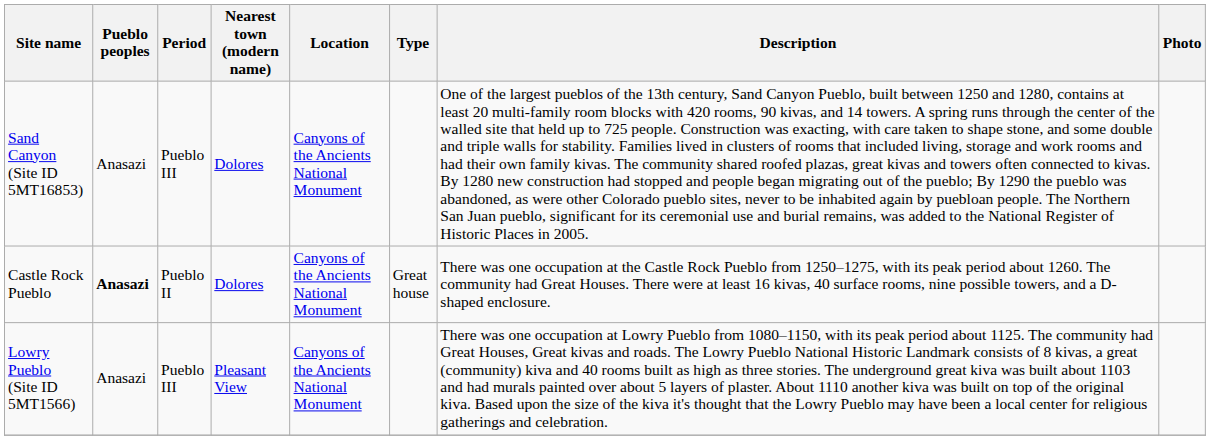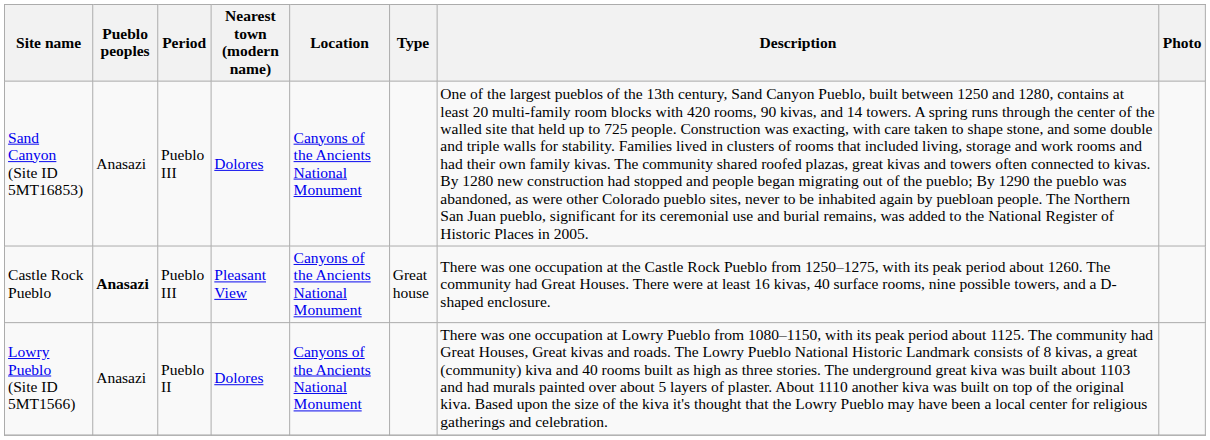(183, 284) Pueblo II -> (183, 284) Pueblo III
(239, 284) Dolores -> (240, 284) Pleasant View
(183, 378) Pueblo III -> (183, 378) Pueblo II
(240, 378) Pleasant View -> (239, 378) Dolores
